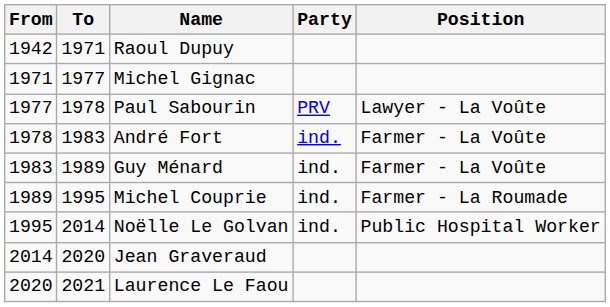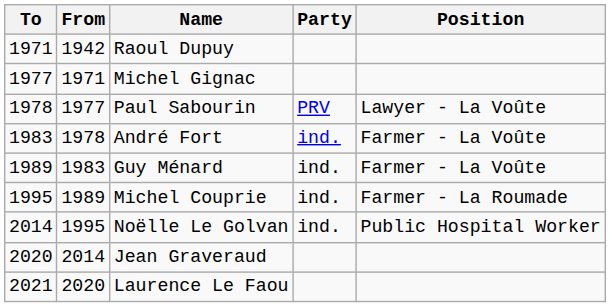columns swapped: (31, 20) <-> (83, 20)
